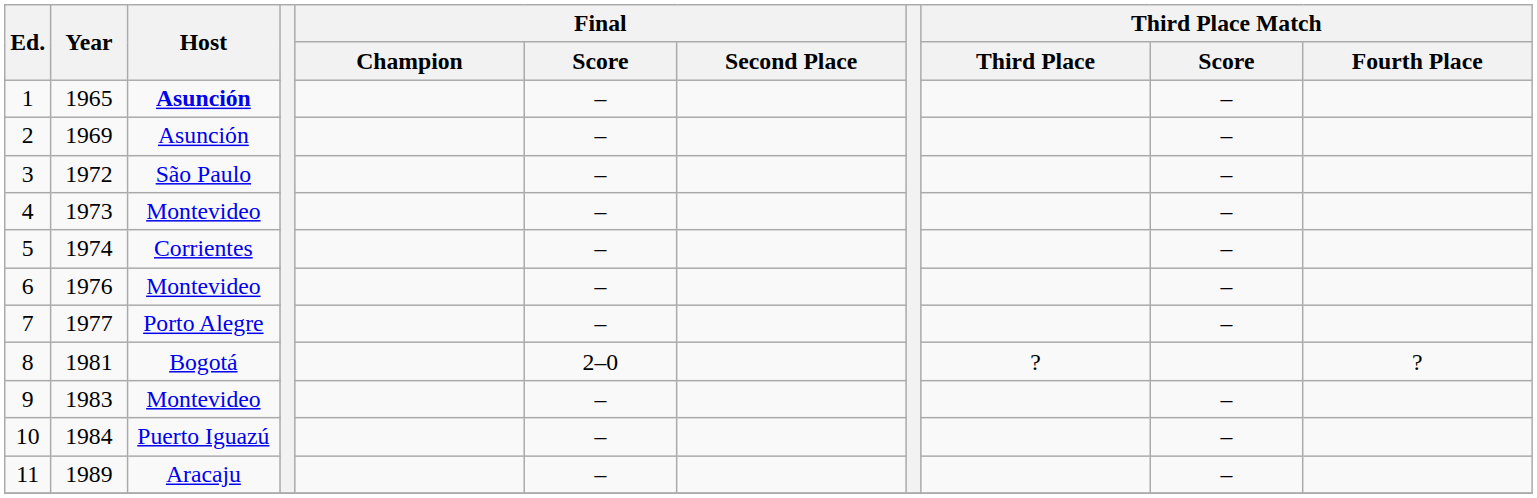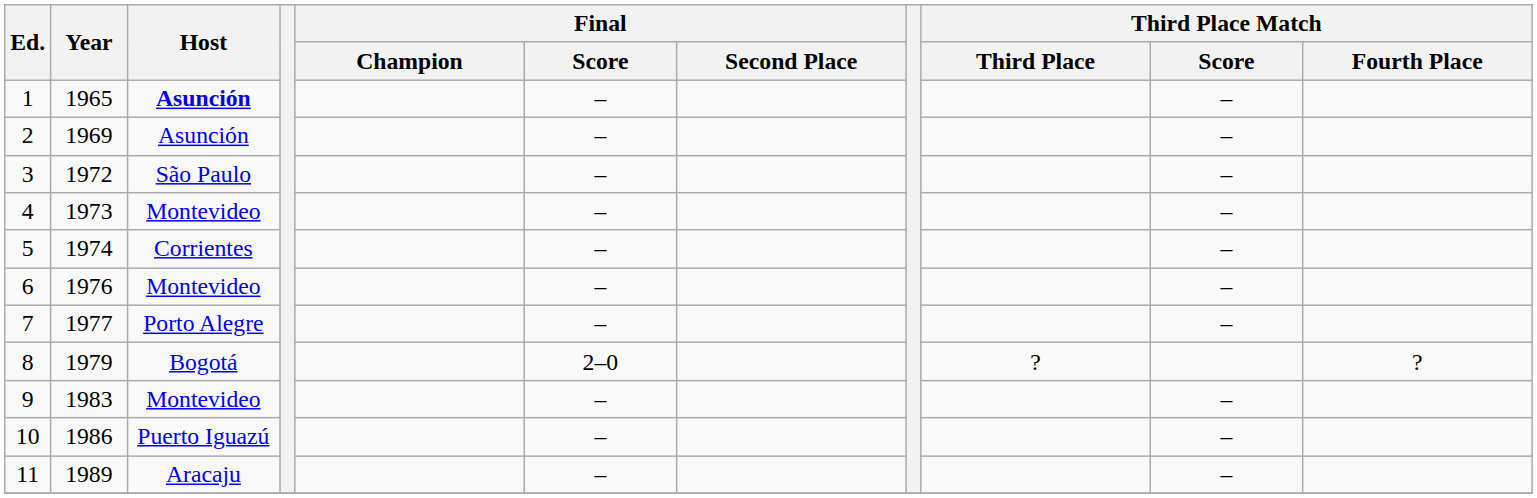(89, 361) 1981 -> (89, 361) 1979
(89, 436) 1984 -> (89, 436) 1986
